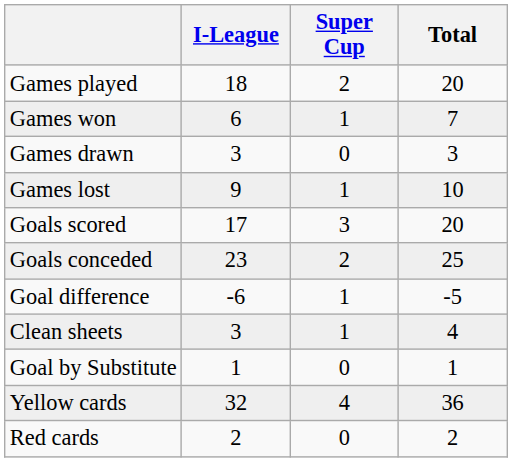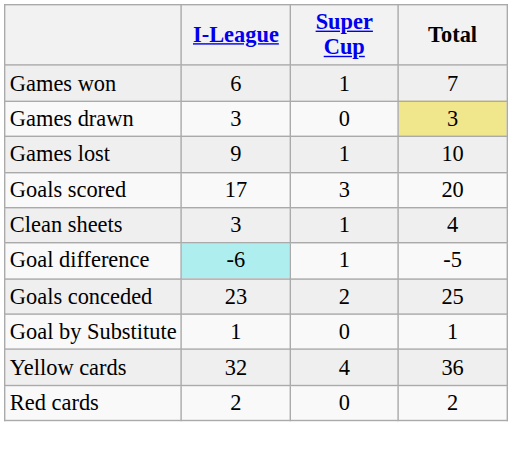- row: (74, 82)
(453, 154) no background -> (453, 118) khaki background
rows swapped: (81, 260) <-> (66, 331)
(236, 296) no background -> (236, 260) paleturquoise background
